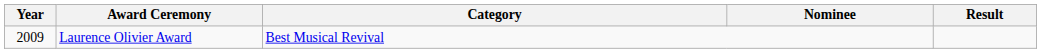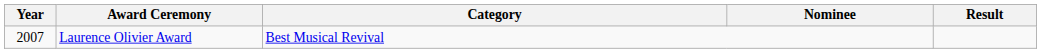(30, 37) 2009 -> (30, 37) 2007
